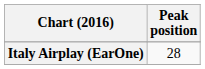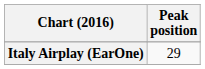(174, 53) 28 -> (174, 53) 29
